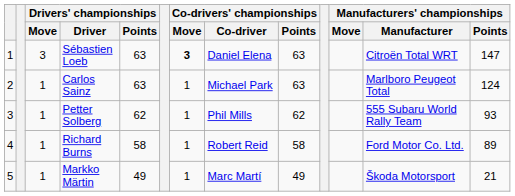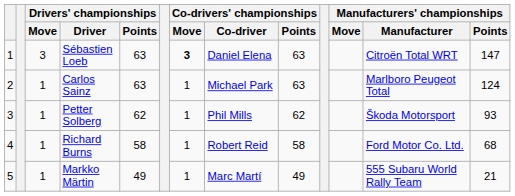(411, 115) 555 Subaru World Rally Team -> (410, 115) Škoda Motorsport
(490, 145) 89 -> (490, 145) 68
(410, 176) Škoda Motorsport -> (411, 176) 555 Subaru World Rally Team
